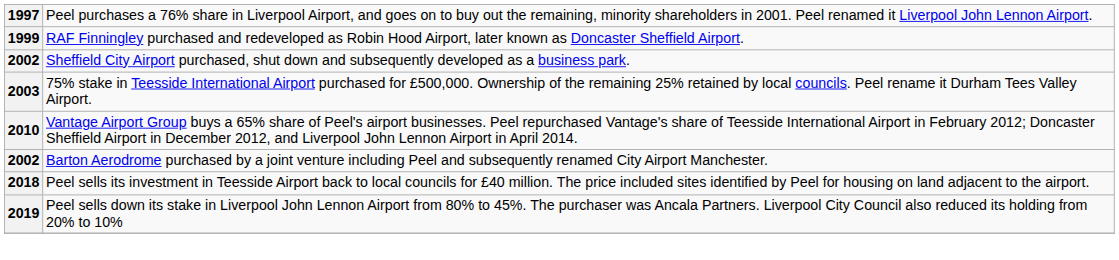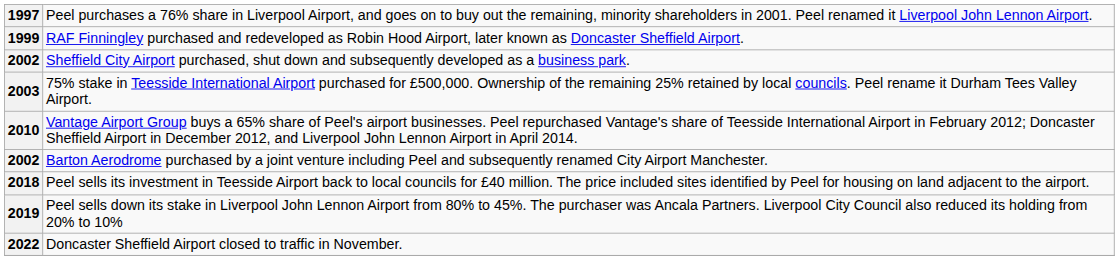+ row: (224, 244)
